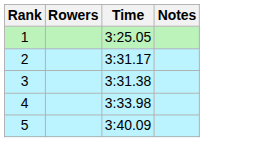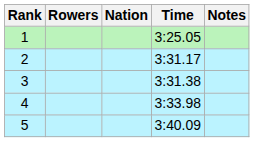+ column: (126, 15)
